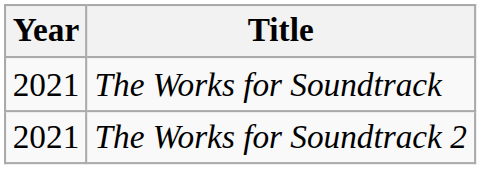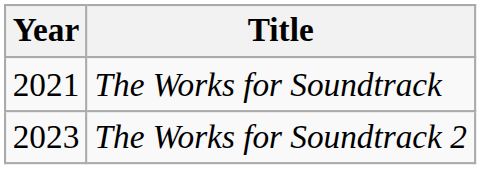(46, 136) 2021 -> (46, 136) 2023
